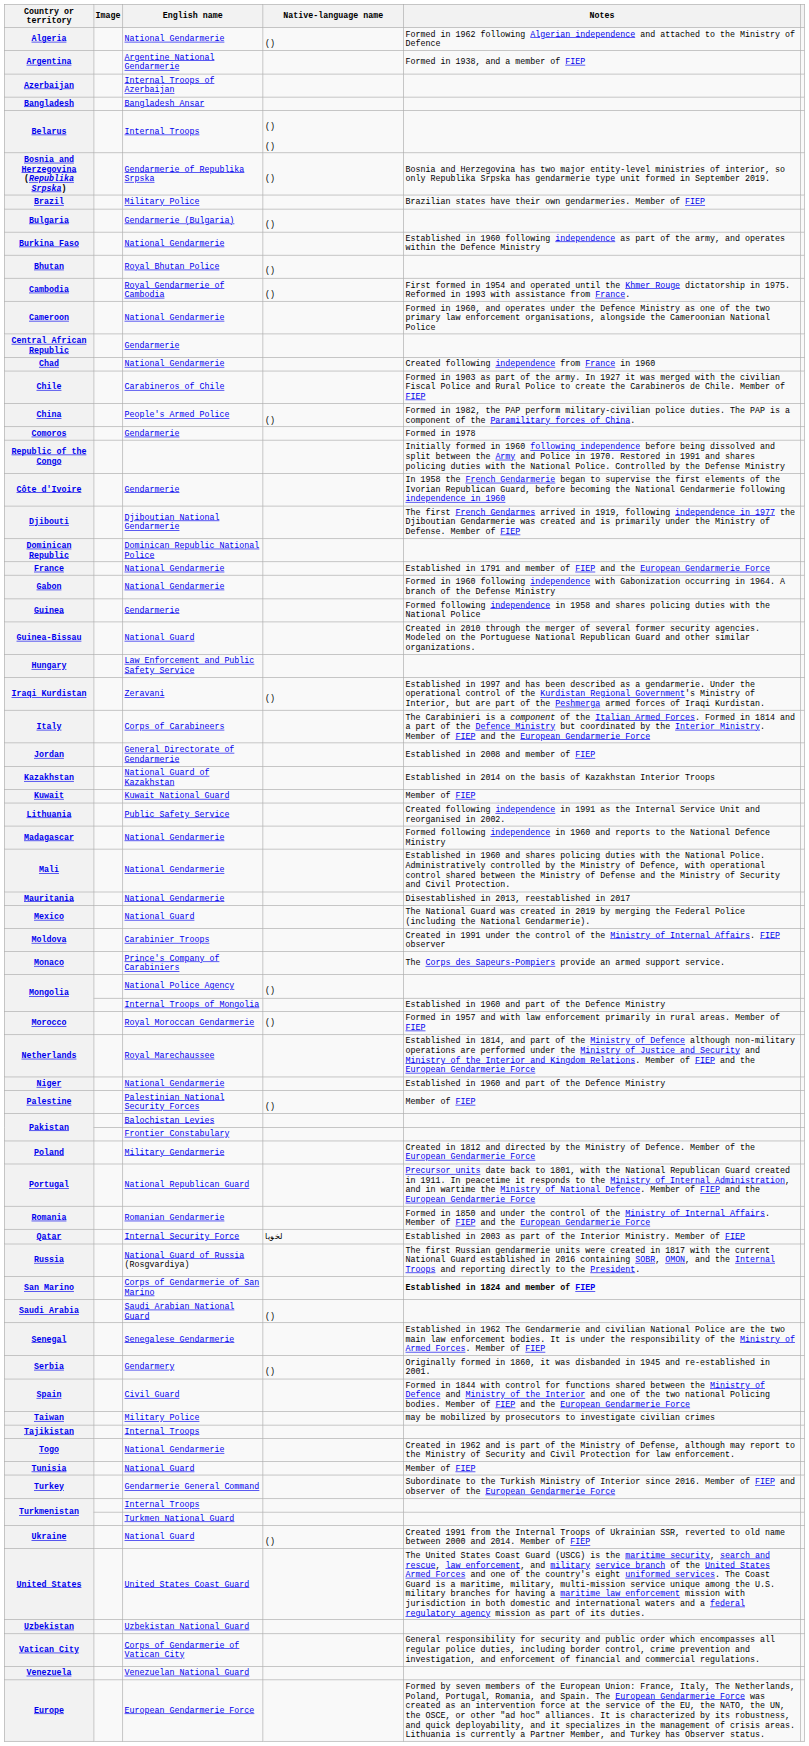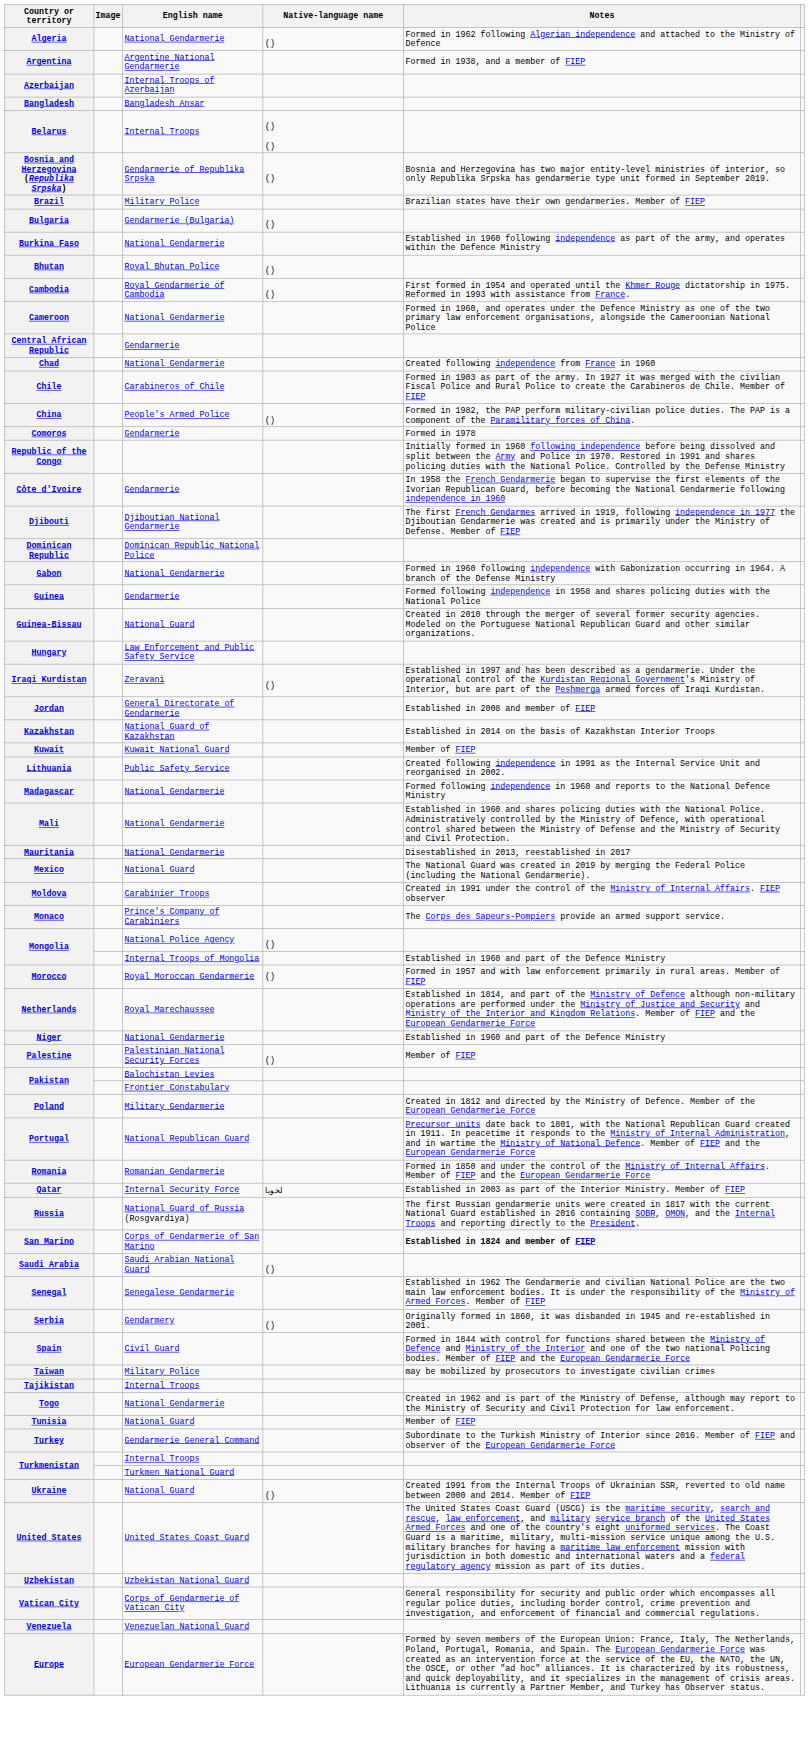- row: (49, 569)
- row: (49, 727)
